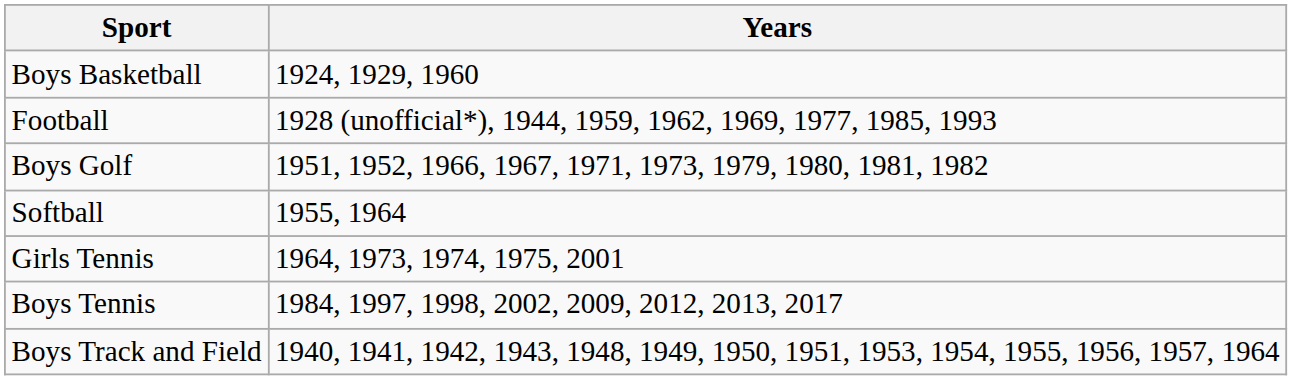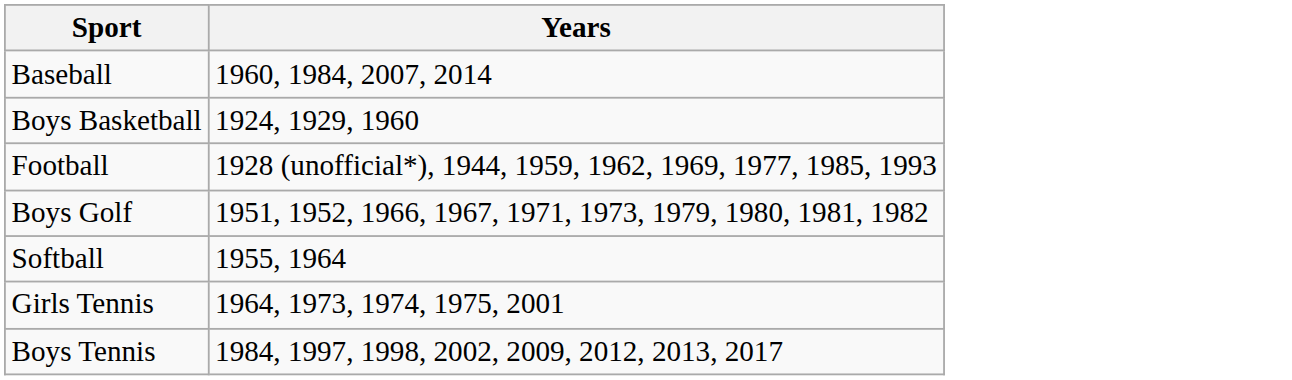+ row: (62, 73)
- row: (137, 350)
